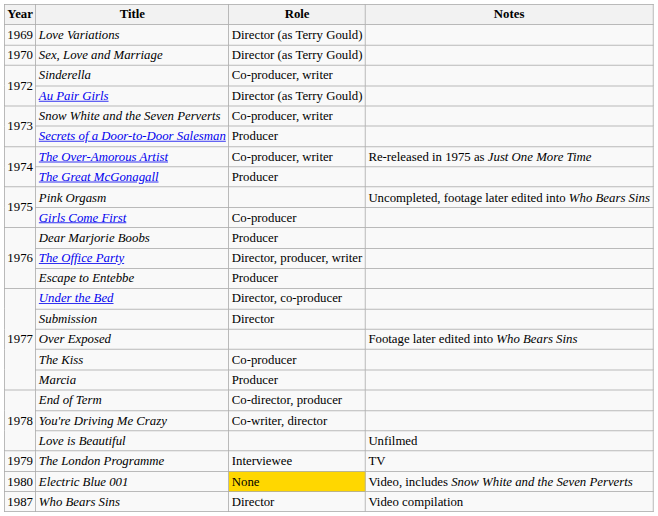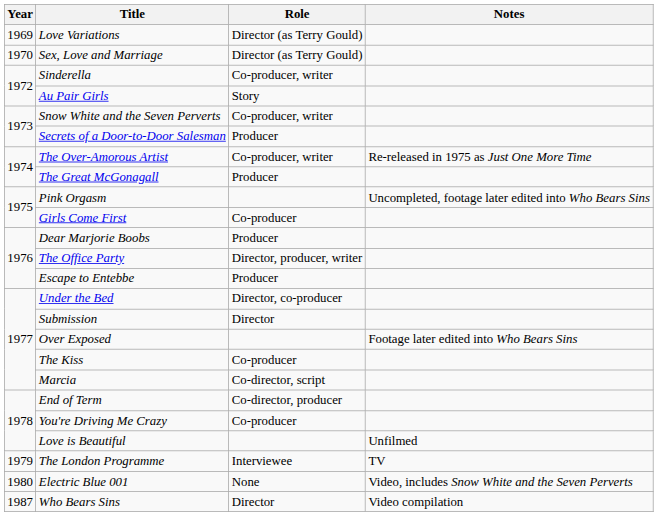(297, 95) Director (as Terry Gould) -> (246, 95) Story
(255, 380) Producer -> (278, 380) Co-director, script
(279, 420) Co-writer, director -> (264, 420) Co-producer
(246, 481) gold background -> (246, 481) no background
